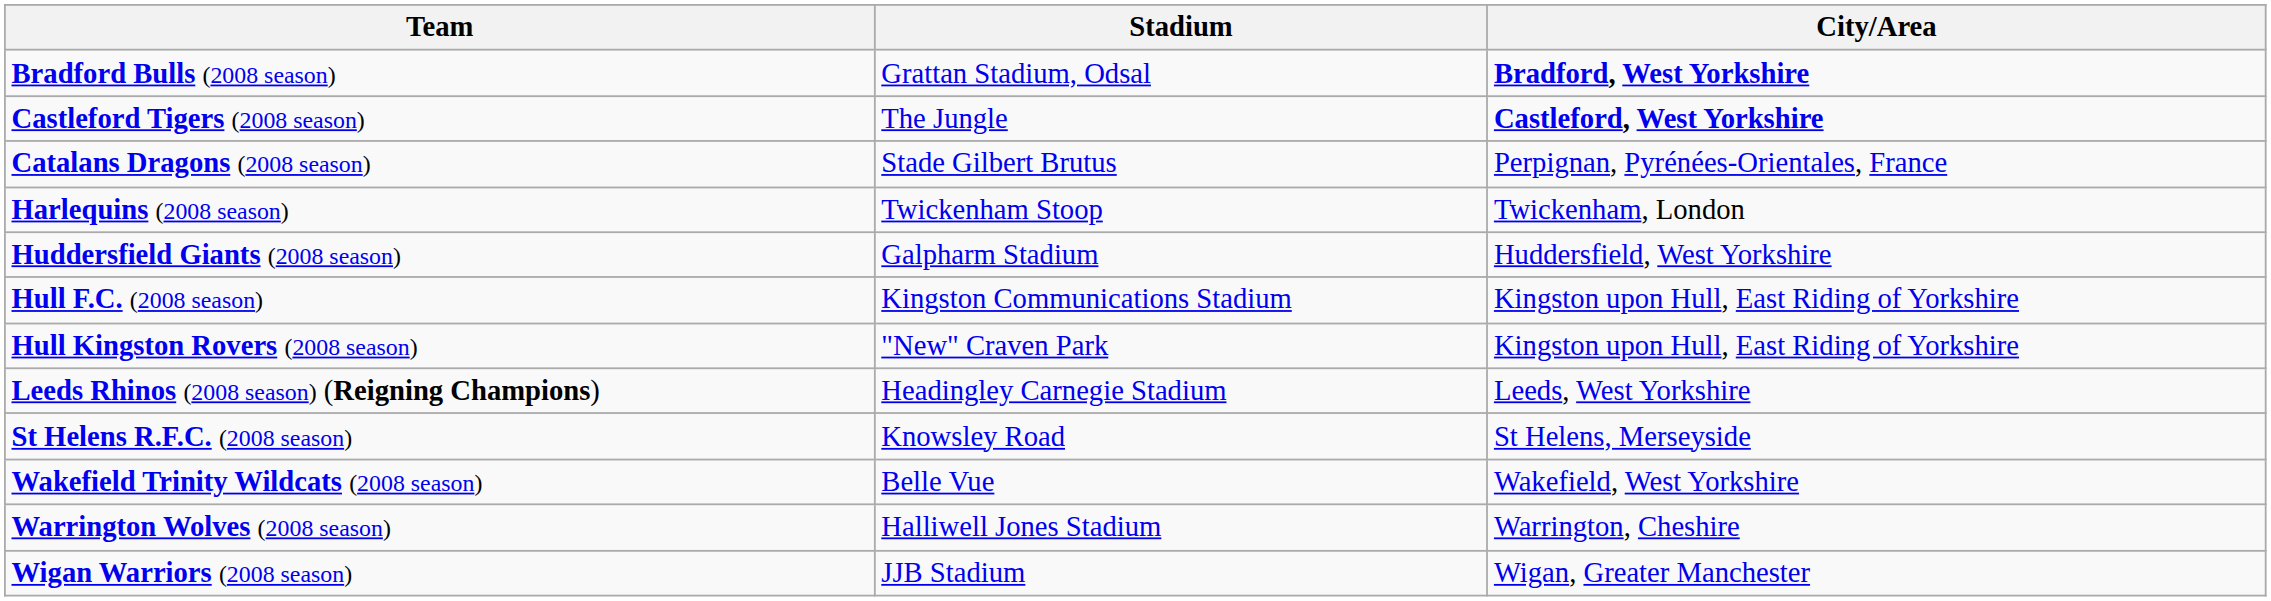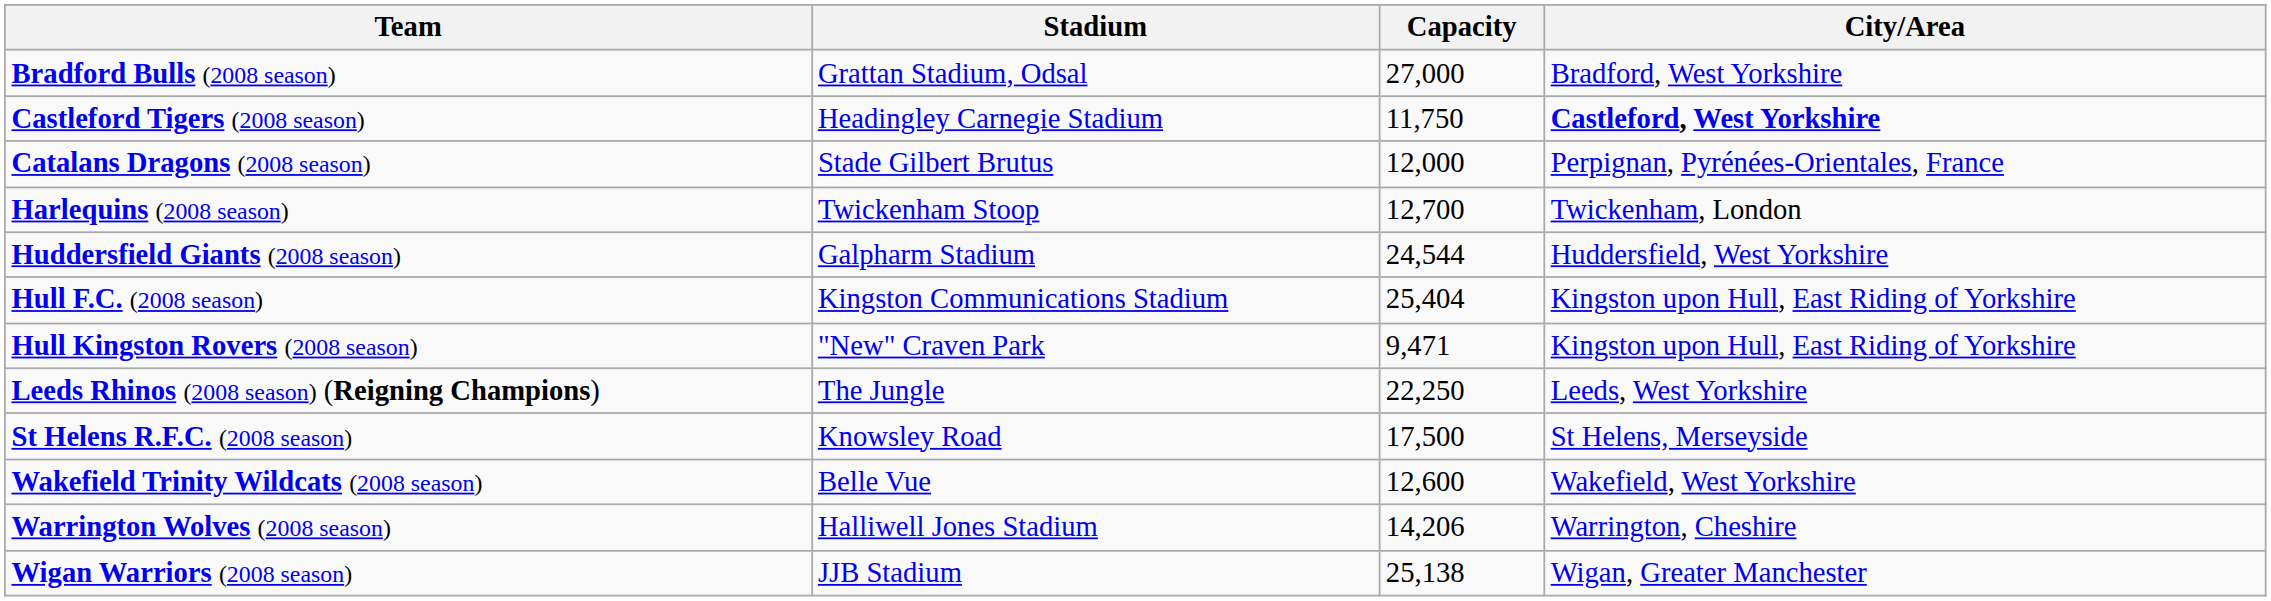+ column: (1462, 27)
(1652, 72) bold -> (1696, 72) normal
(945, 118) The Jungle -> (990, 118) Headingley Carnegie Stadium
(1054, 390) Headingley Carnegie Stadium -> (881, 390) The Jungle
